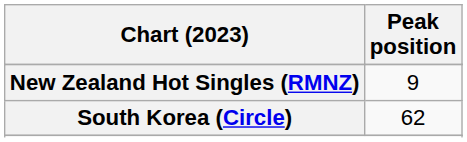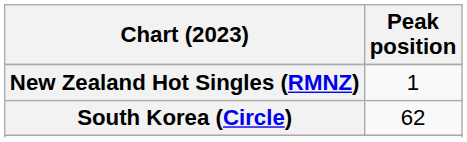(413, 82) 9 -> (413, 82) 1
